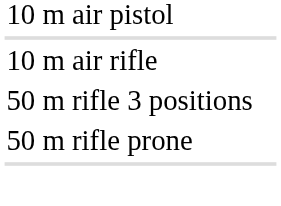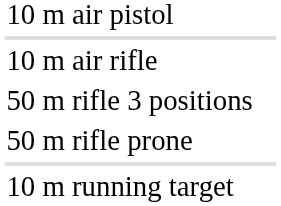+ row: (120, 186)
